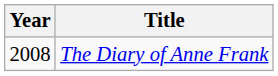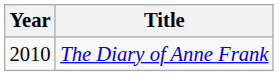(30, 53) 2008 -> (30, 53) 2010
